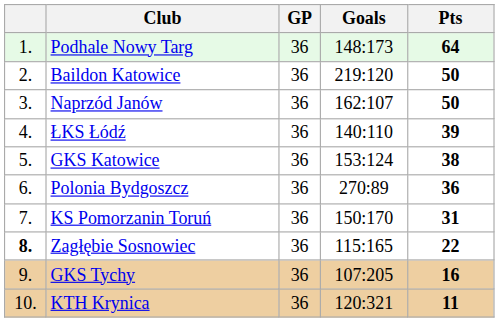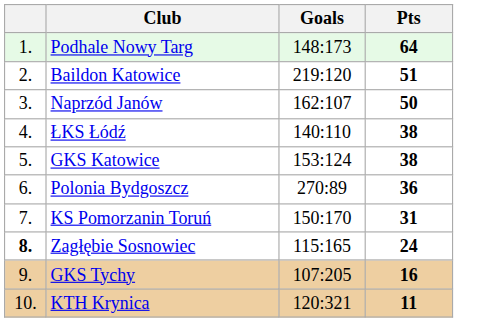- column: (300, 18)
(451, 75) 50 -> (409, 75) 51
(451, 132) 39 -> (409, 132) 38
(451, 246) 22 -> (409, 246) 24
